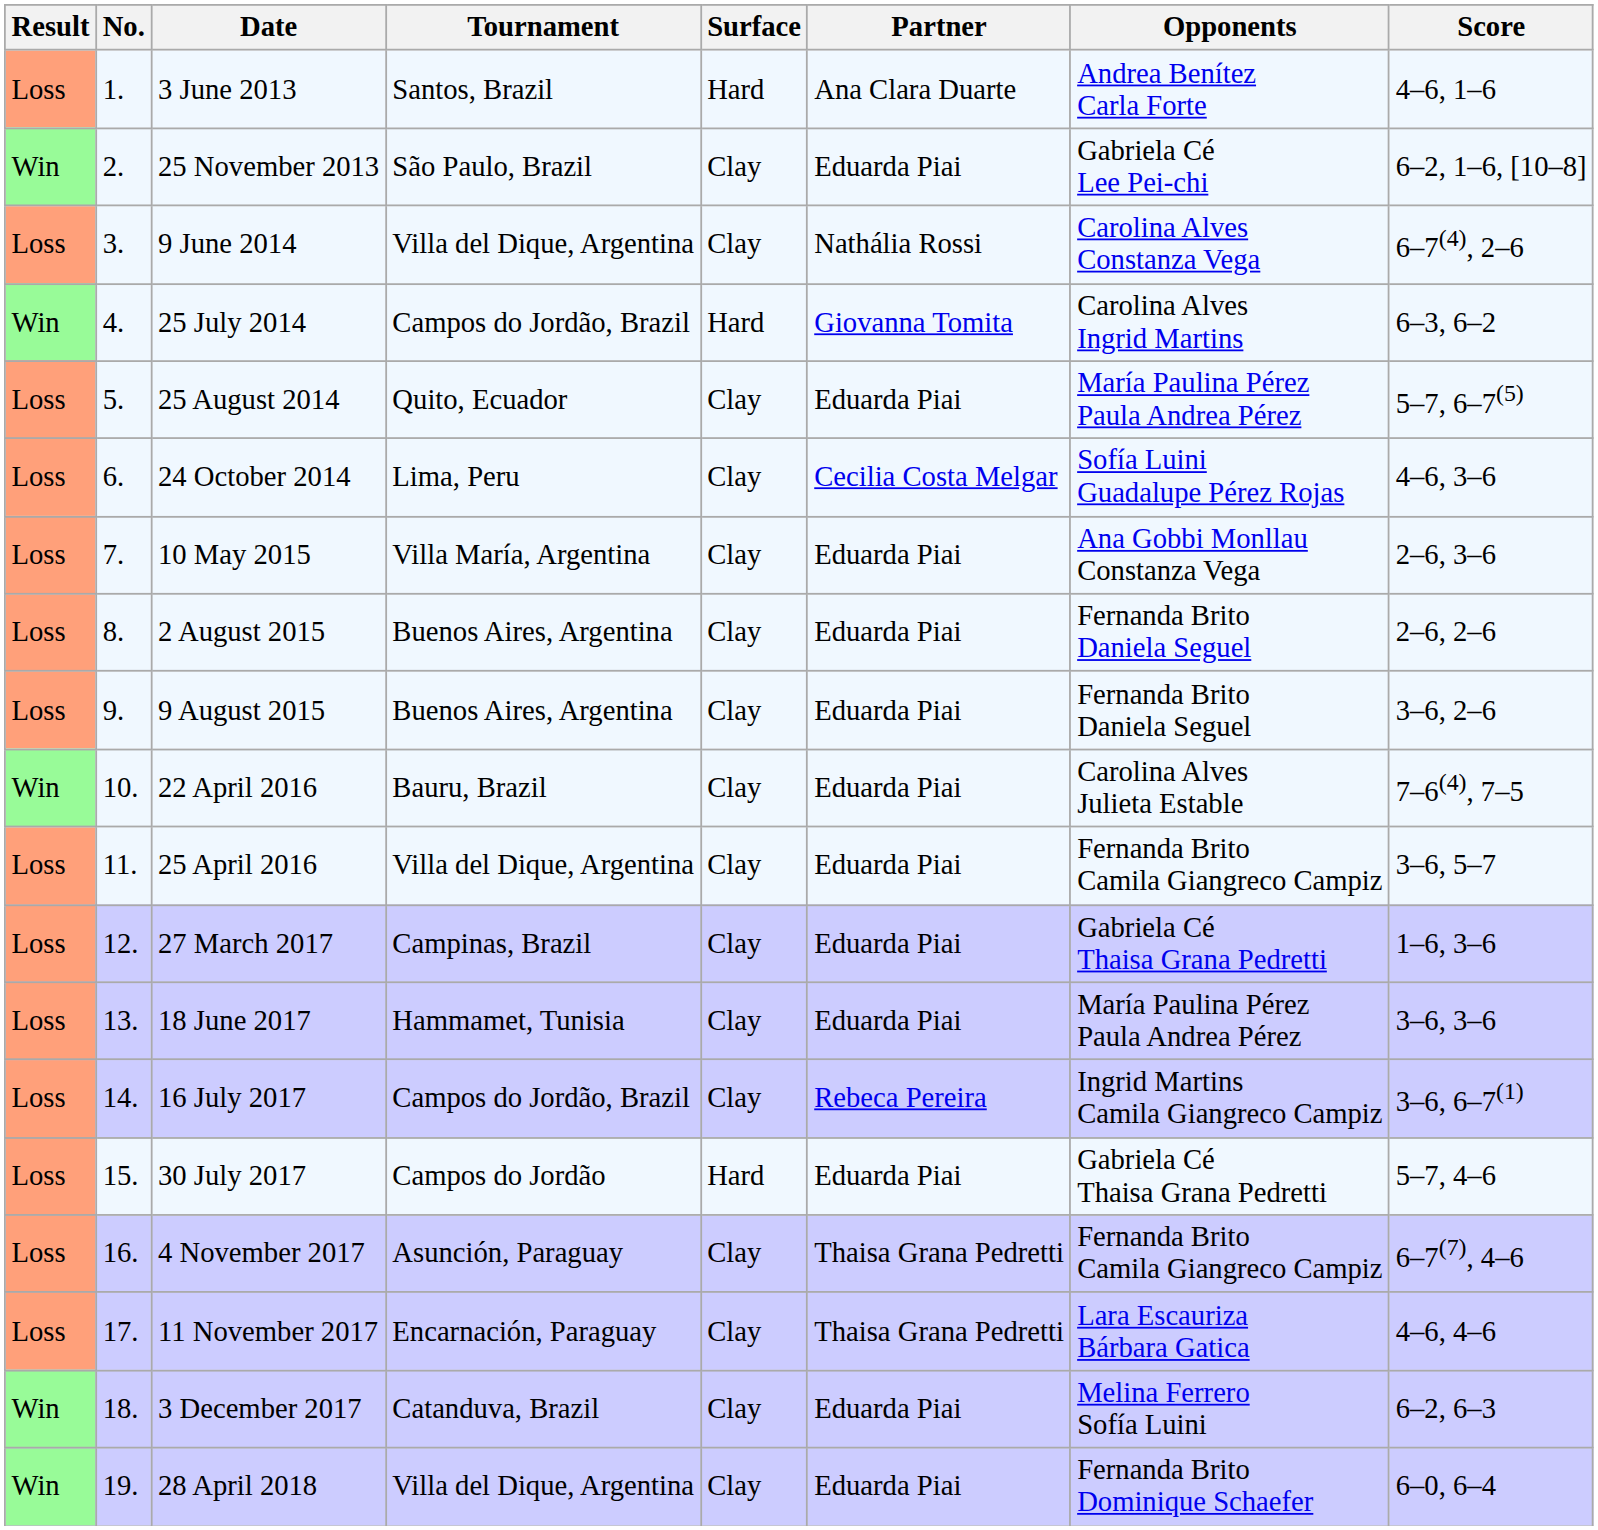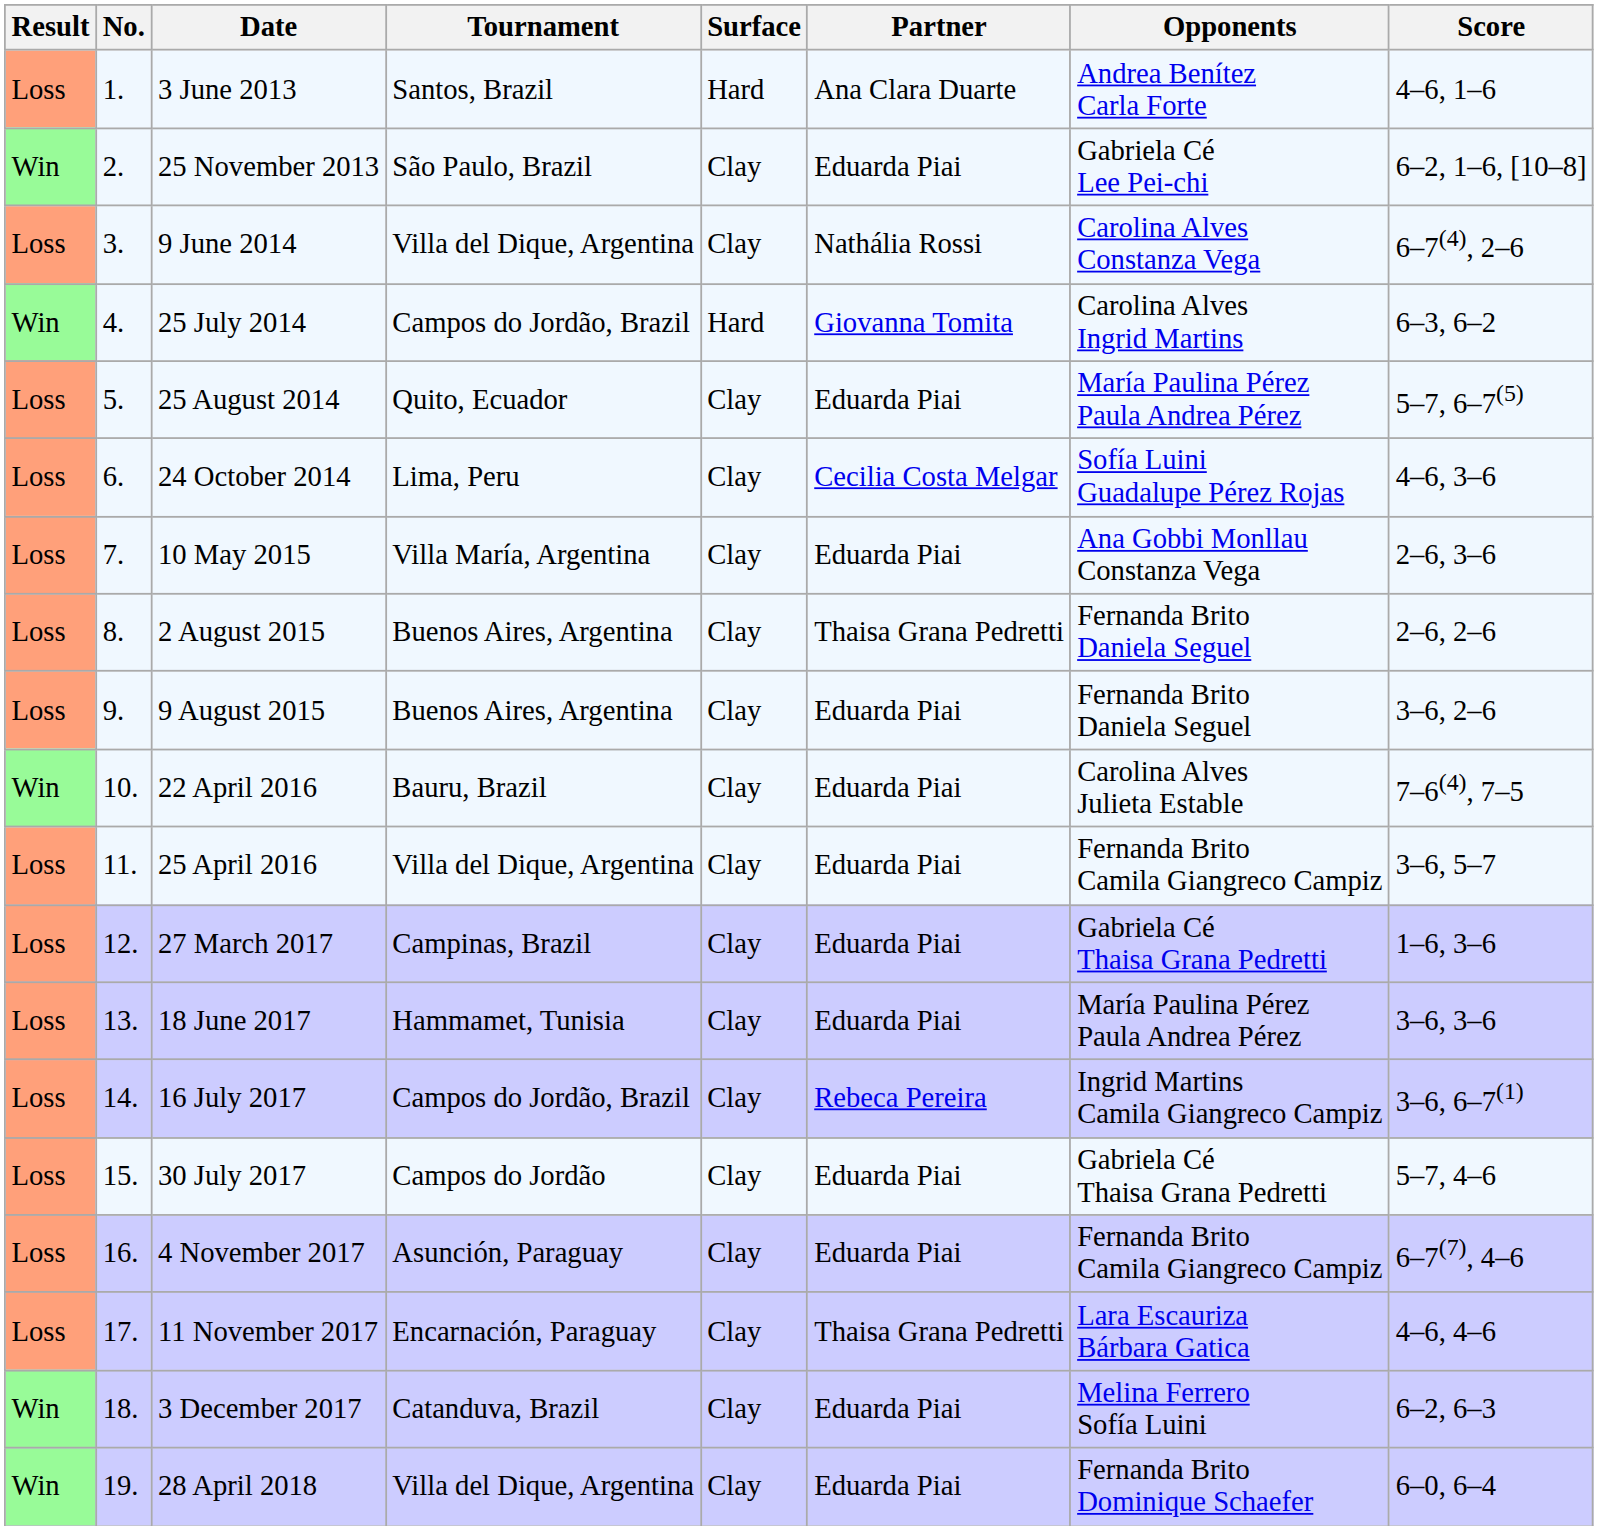(888, 632) Eduarda Piai -> (939, 632) Thaisa Grana Pedretti
(736, 1175) Hard -> (734, 1175) Clay
(939, 1253) Thaisa Grana Pedretti -> (888, 1253) Eduarda Piai
